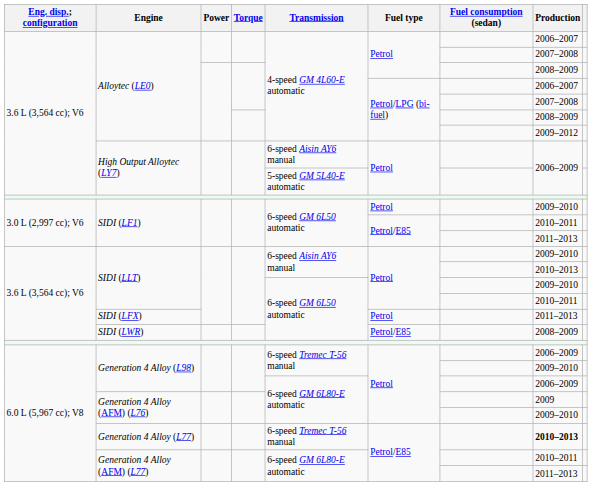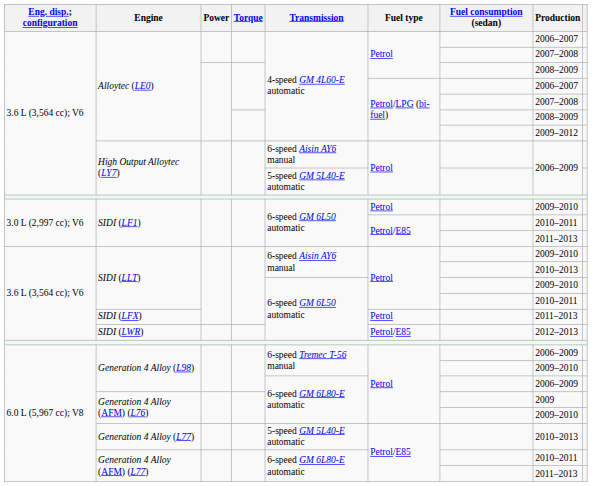(557, 332) 2008–2009 -> (557, 332) 2012–2013
(307, 437) 6-speed Tremec T-56 manual -> (306, 437) 5-speed GM 5L40-E automatic
(557, 437) bold -> (557, 437) normal
